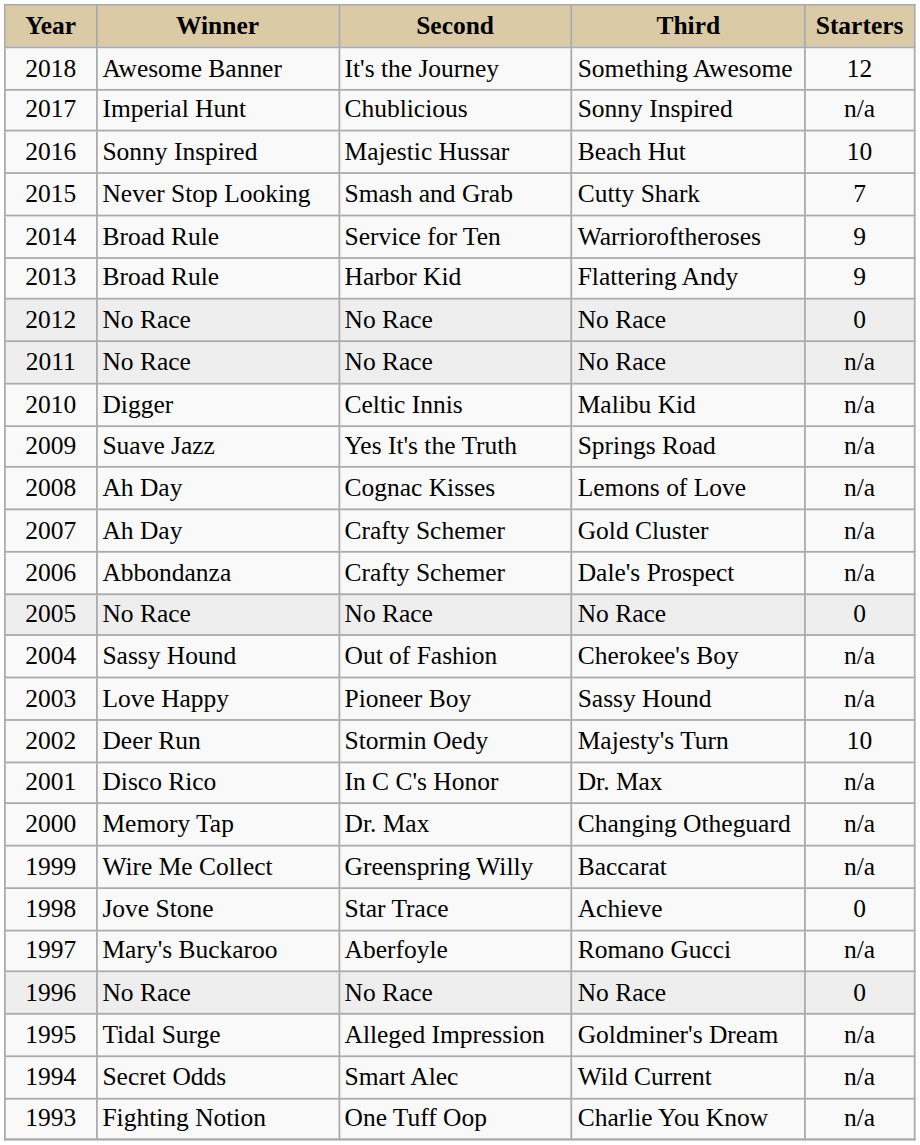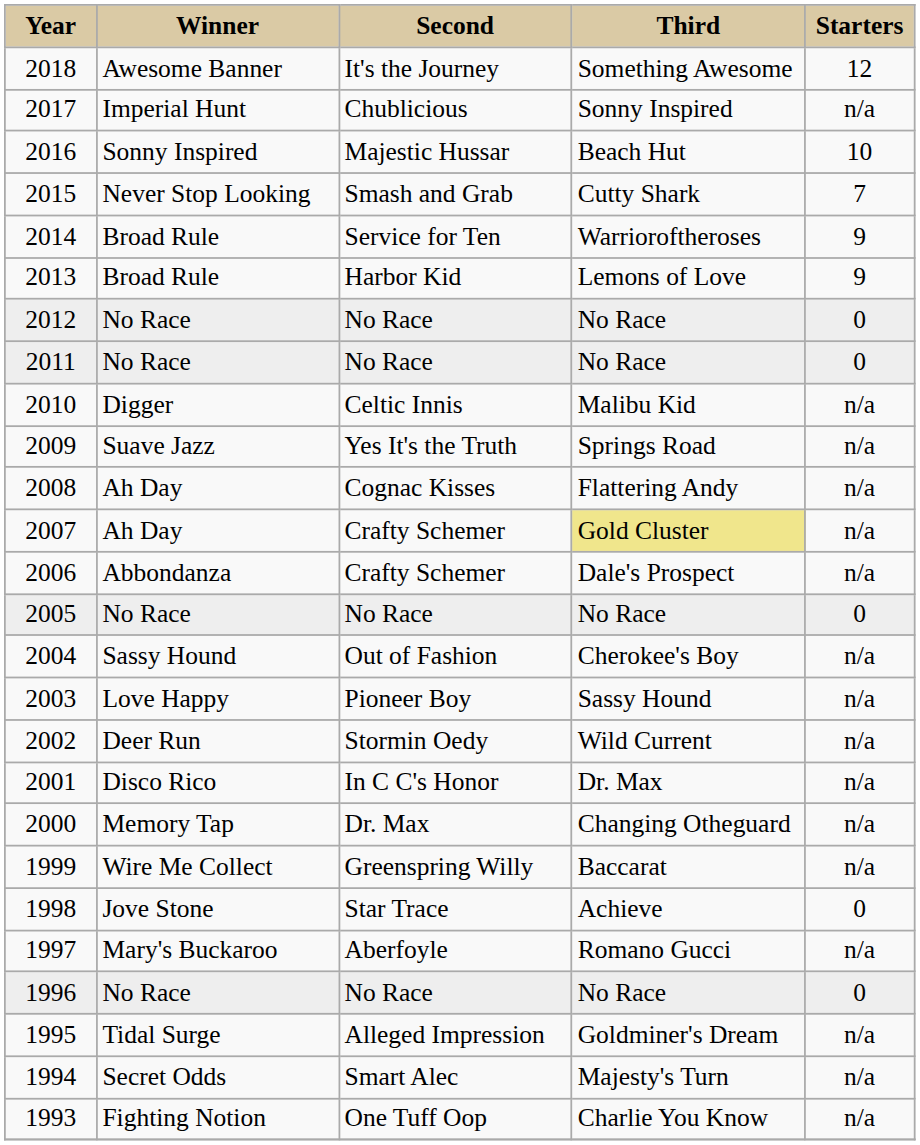(658, 278) Flattering Andy -> (662, 278) Lemons of Love
(860, 362) n/a -> (860, 362) 0
(662, 488) Lemons of Love -> (658, 488) Flattering Andy
(643, 530) no background -> (643, 530) khaki background
(653, 740) Majesty's Turn -> (645, 740) Wild Current
(860, 740) 10 -> (860, 740) n/a
(645, 1076) Wild Current -> (653, 1076) Majesty's Turn
